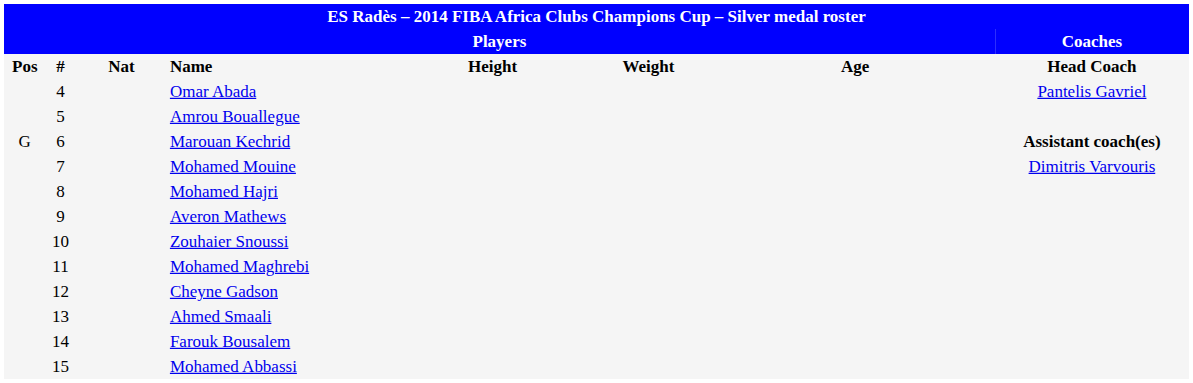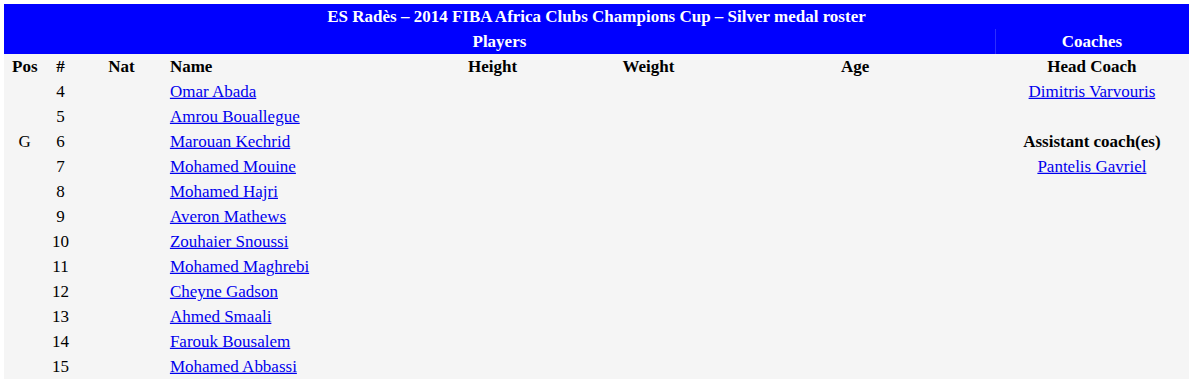(1092, 91) Pantelis Gavriel -> (1092, 91) Dimitris Varvouris
(1092, 166) Dimitris Varvouris -> (1092, 166) Pantelis Gavriel
